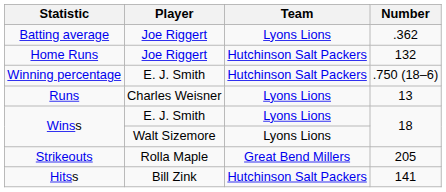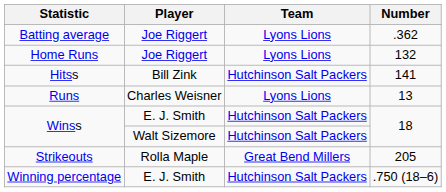(297, 55) Hutchinson Salt Packers -> (297, 55) Lyons Lions
rows swapped: (64, 177) <-> (64, 75)
(297, 116) Lyons Lions -> (297, 116) Hutchinson Salt Packers
(297, 136) Lyons Lions -> (297, 136) Hutchinson Salt Packers
